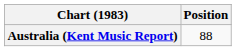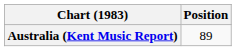(206, 35) 88 -> (206, 35) 89
